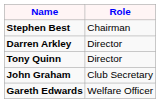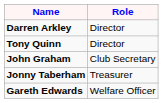- row: (38, 28)
+ row: (46, 75)
